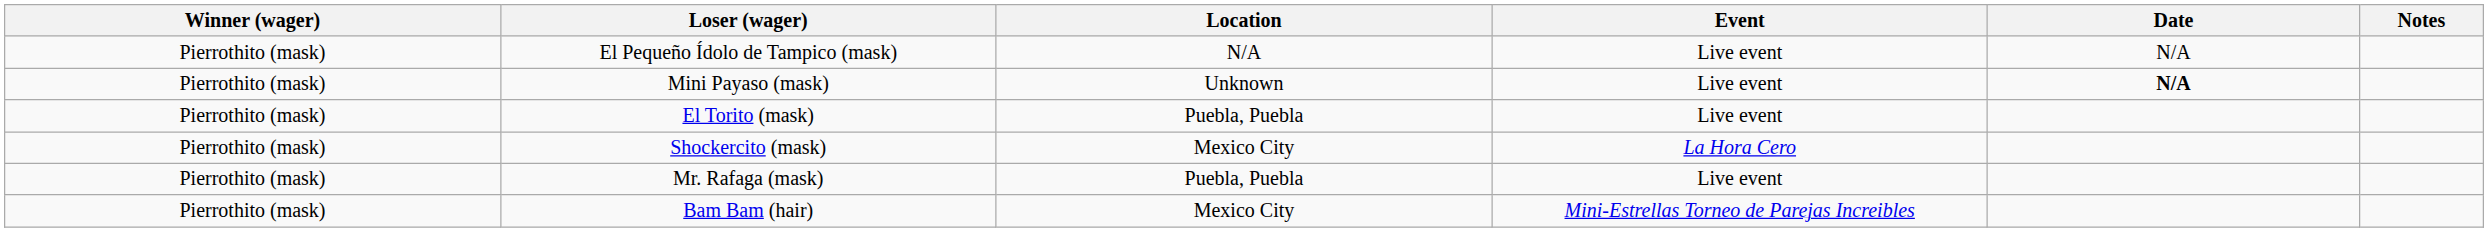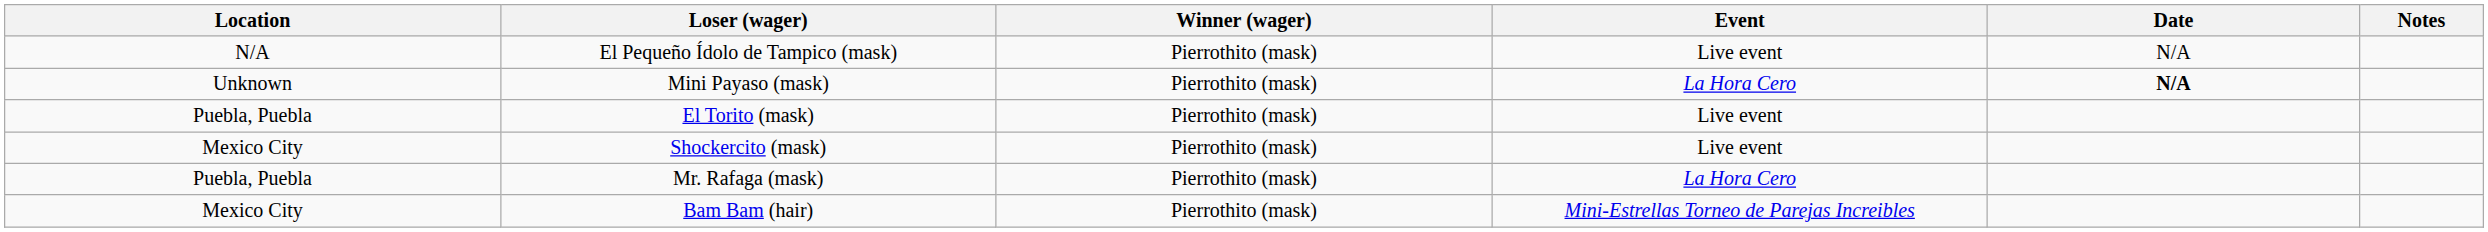columns swapped: (252, 20) <-> (1244, 20)
(1740, 83) Live event -> (1740, 83) La Hora Cero
(1740, 147) La Hora Cero -> (1740, 147) Live event
(1740, 178) Live event -> (1740, 178) La Hora Cero
